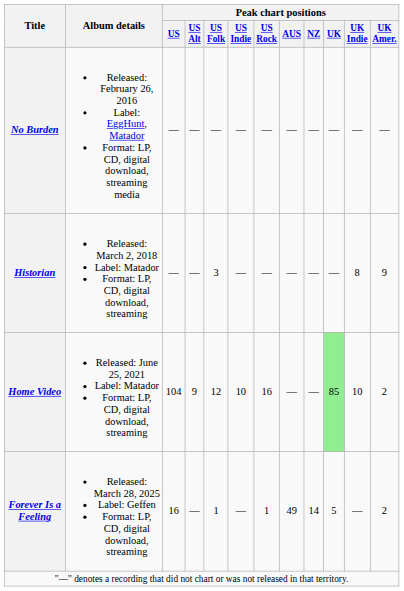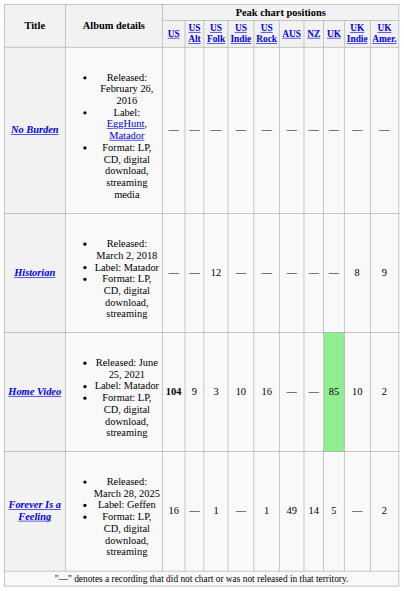(216, 273) 3 -> (216, 273) 12
(174, 392) normal -> (174, 392) bold
(216, 392) 12 -> (216, 392) 3
